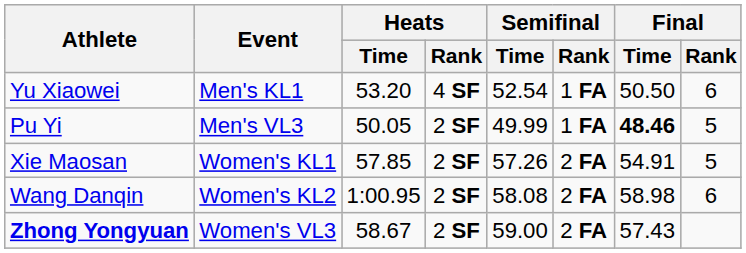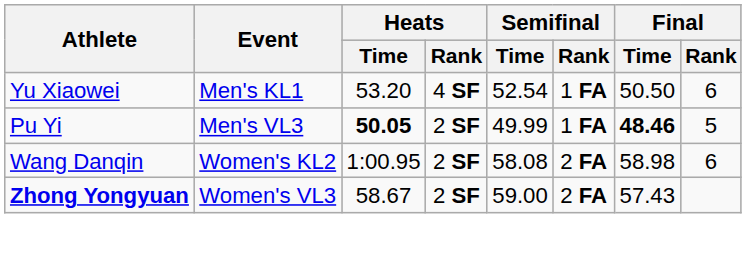(384, 126) normal -> (384, 126) bold
- row: (68, 161)
